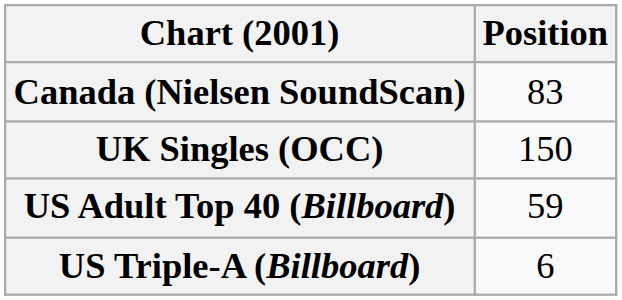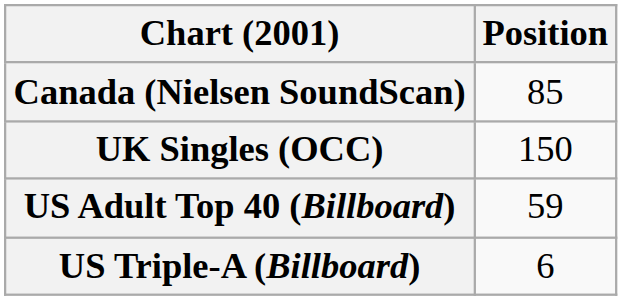(545, 91) 83 -> (545, 91) 85
